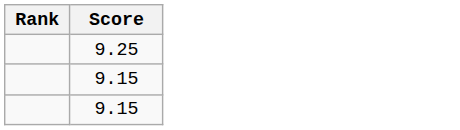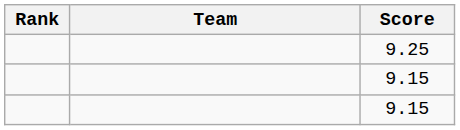+ column: (215, 20)
